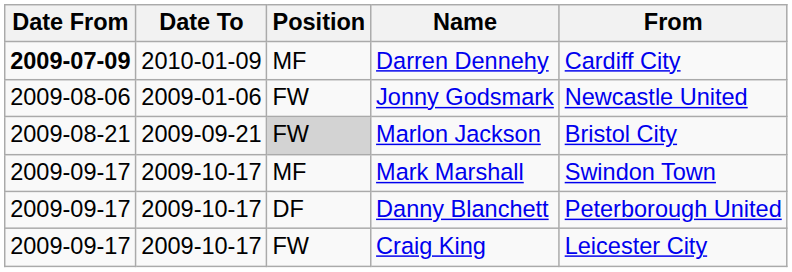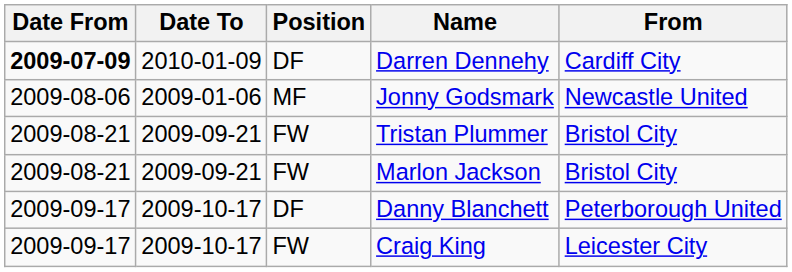(289, 60) MF -> (288, 60) DF
(291, 97) FW -> (289, 97) MF
+ row: (462, 135)
(291, 135) lightgrey background -> (291, 172) no background
- row: (450, 172)
